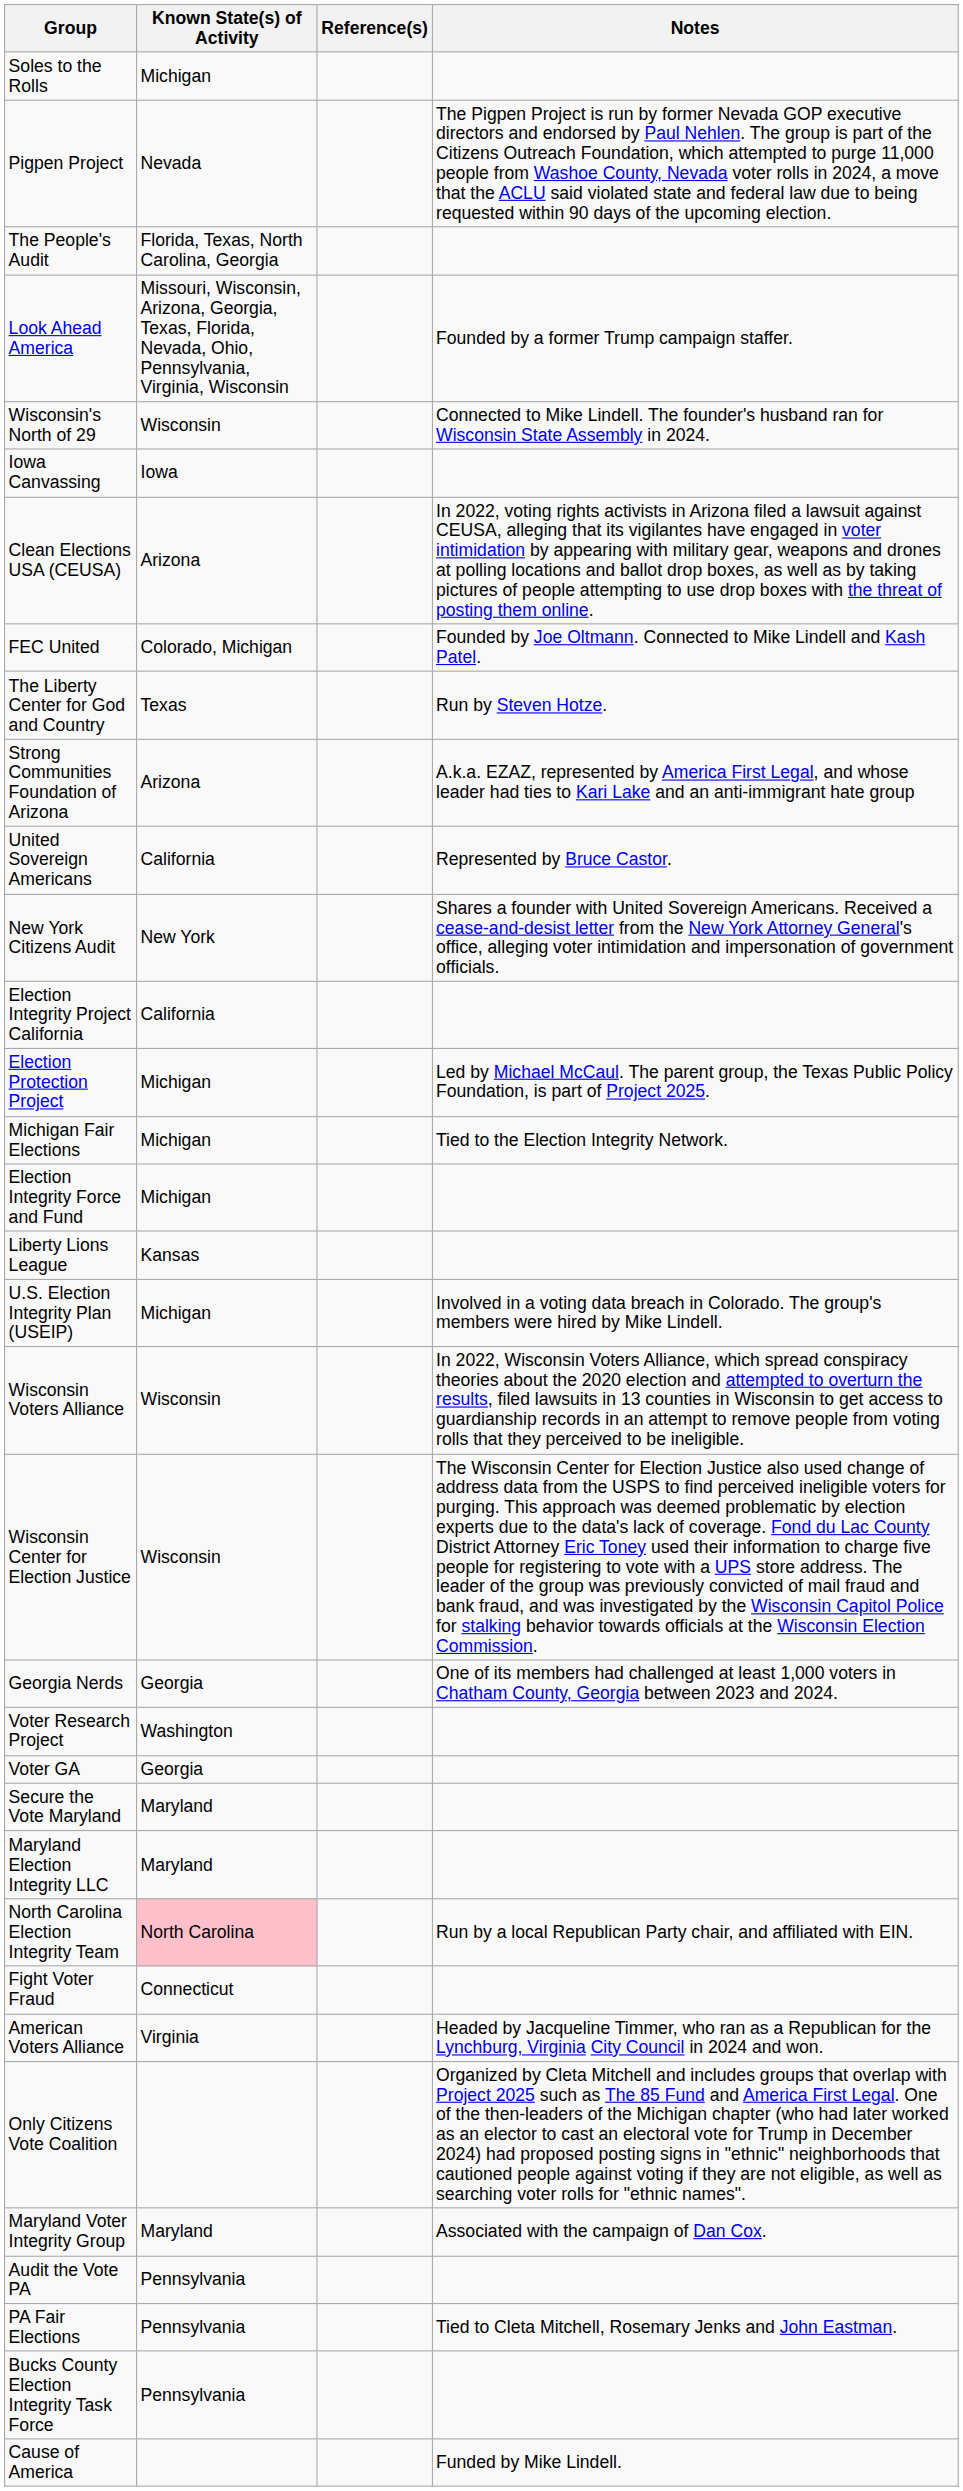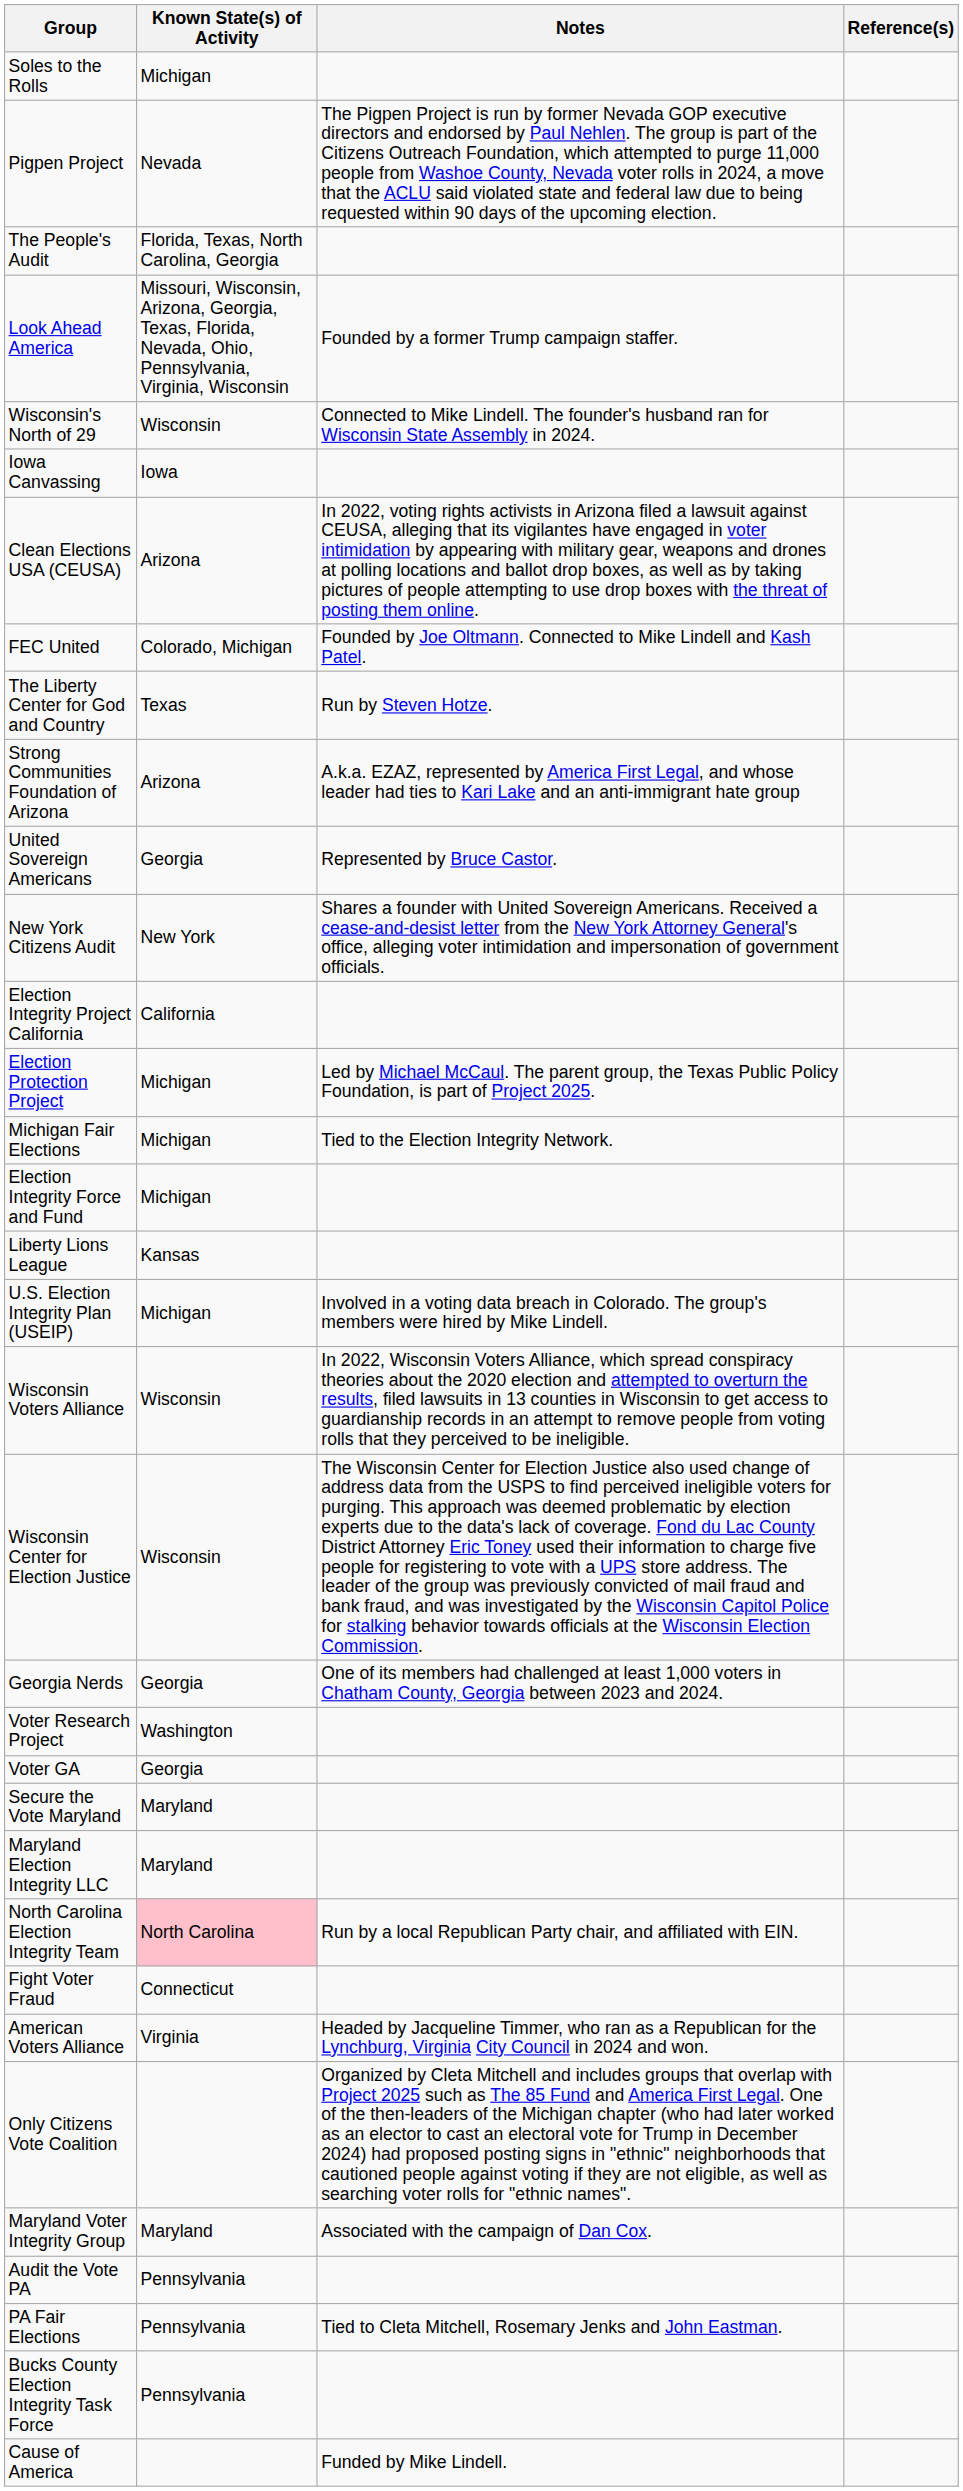columns swapped: (695, 28) <-> (375, 28)
(178, 860) California -> (172, 860) Georgia
